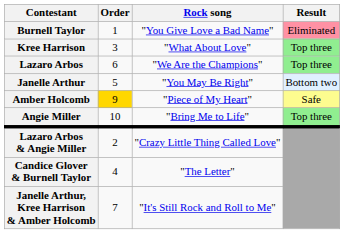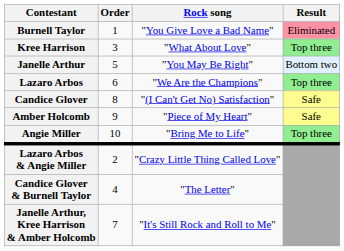rows swapped: (51, 82) <-> (51, 64)
+ row: (51, 99)
(115, 99) gold background -> (115, 116) no background
